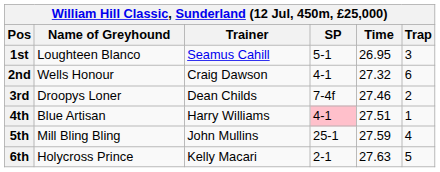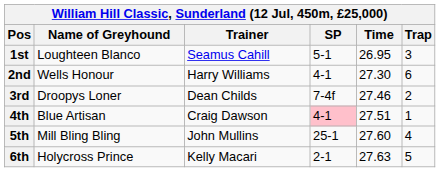(227, 75) Craig Dawson -> (228, 75) Harry Williams
(375, 75) 27.32 -> (375, 75) 27.30
(228, 116) Harry Williams -> (227, 116) Craig Dawson
(375, 136) 27.59 -> (375, 136) 27.60
